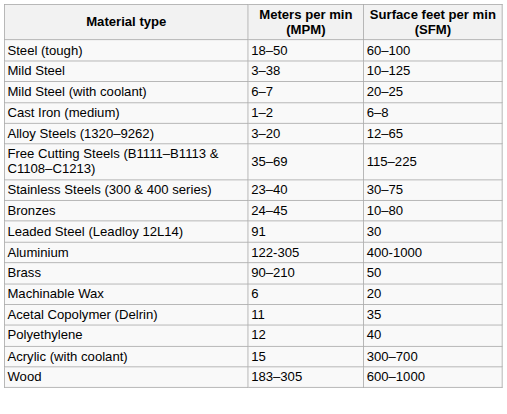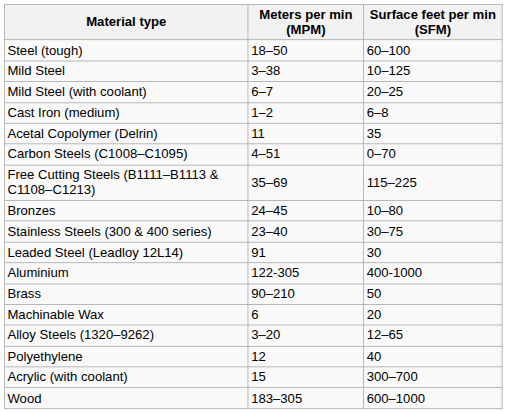rows swapped: (81, 133) <-> (83, 314)
+ row: (98, 154)
rows swapped: (110, 190) <-> (32, 210)
